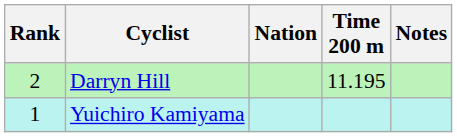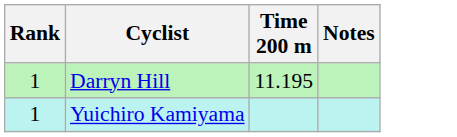- column: (286, 33)
(35, 80) 2 -> (35, 80) 1
